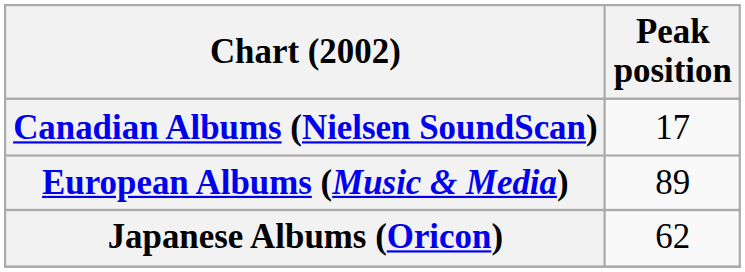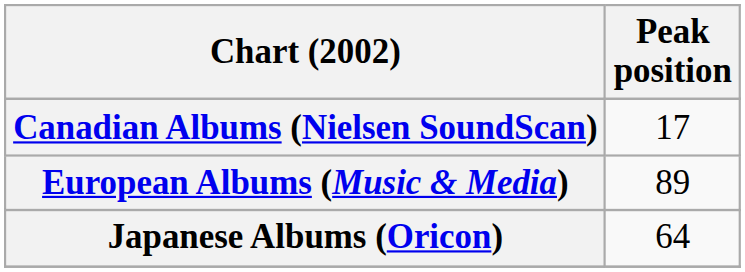(673, 237) 62 -> (673, 237) 64
